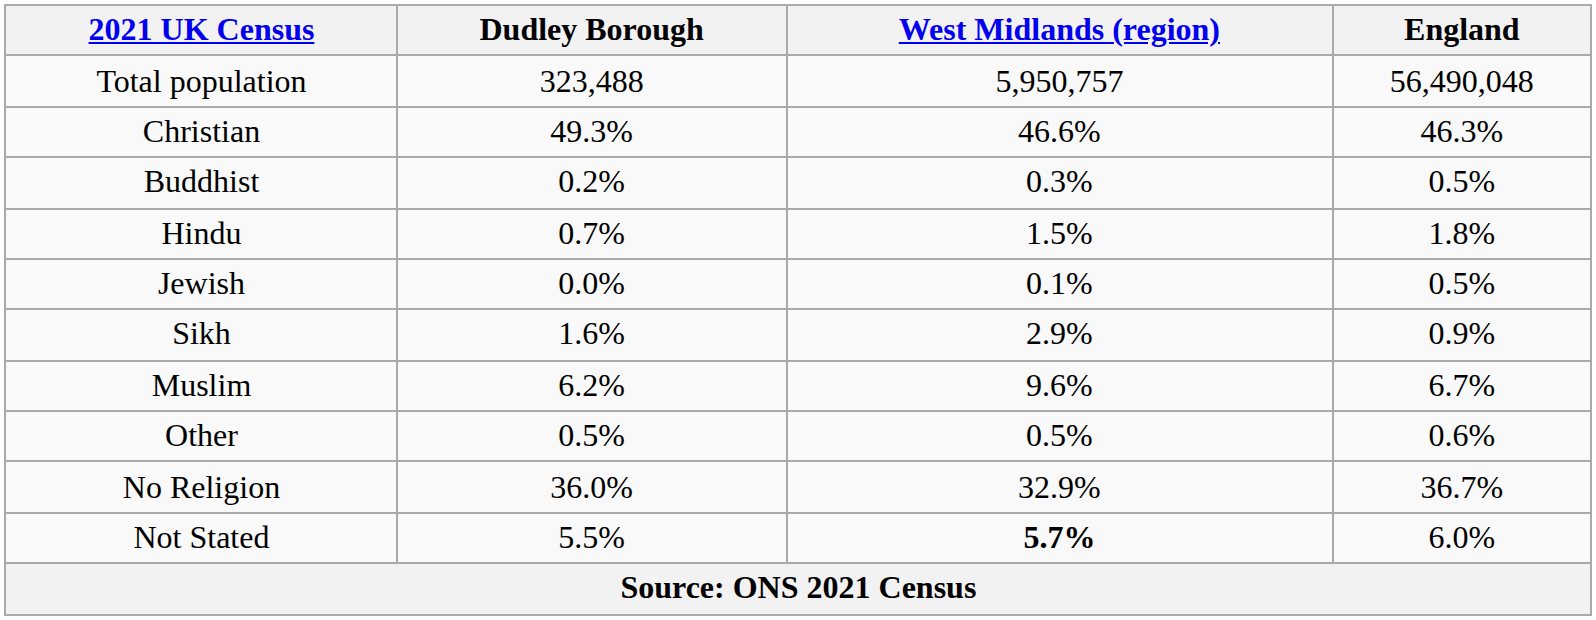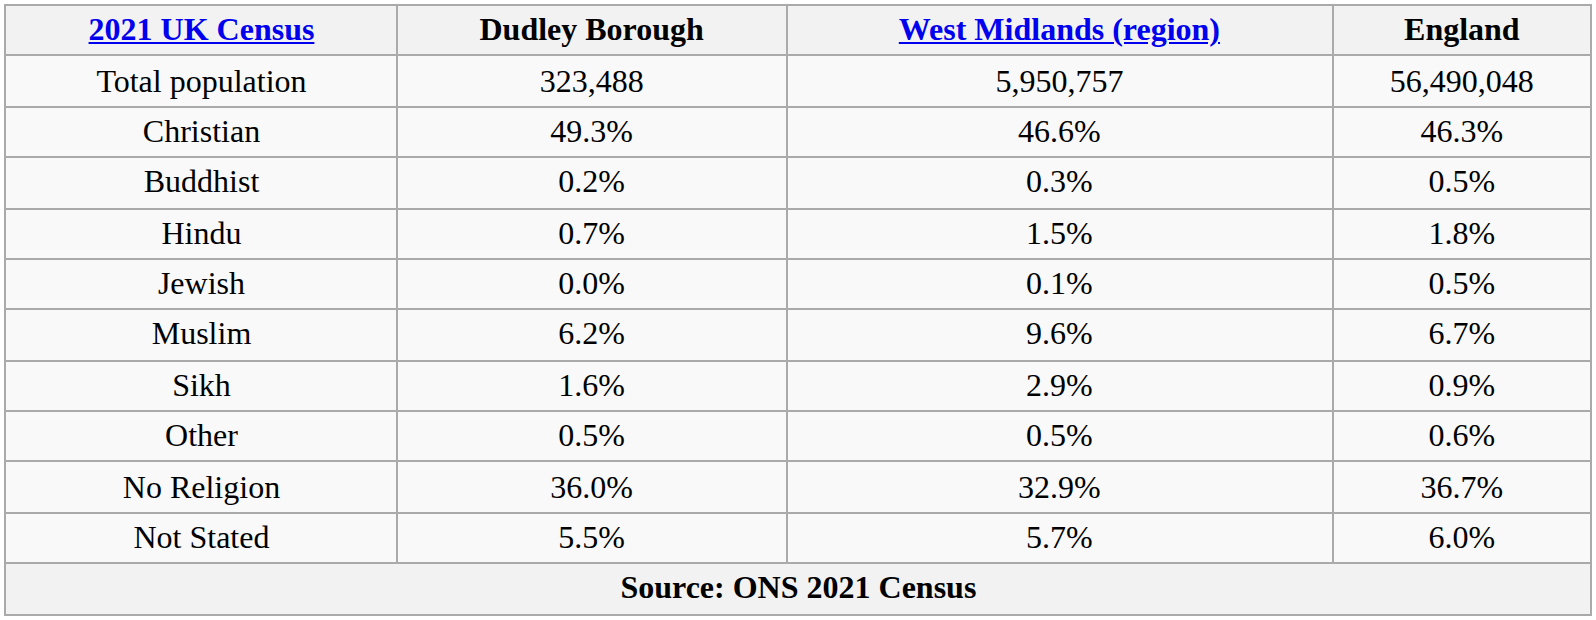rows swapped: (201, 385) <-> (201, 334)
(1059, 537) bold -> (1059, 537) normal
